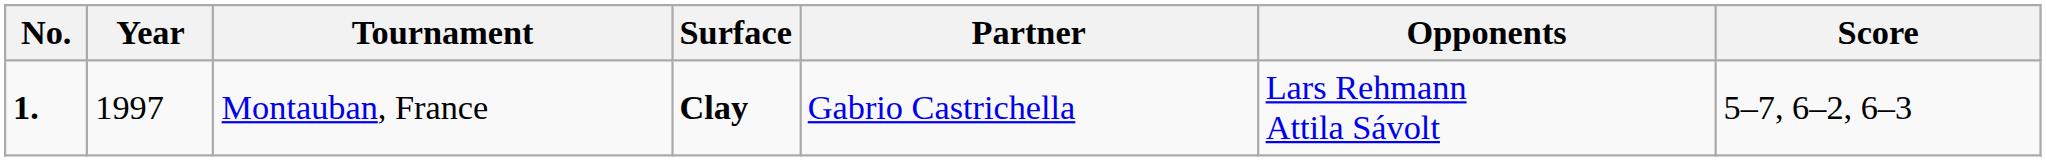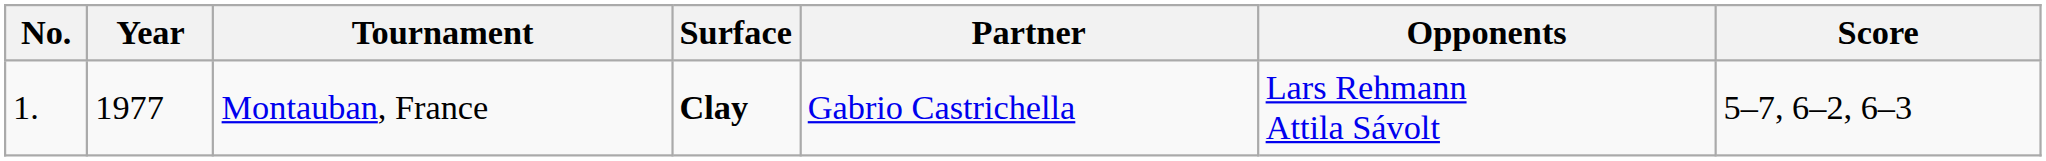(26, 107) bold -> (26, 107) normal
(130, 107) 1997 -> (130, 107) 1977
